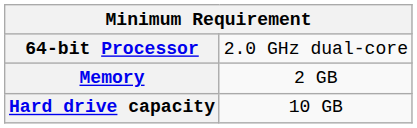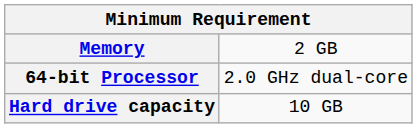rows swapped: (112, 49) <-> (112, 78)
